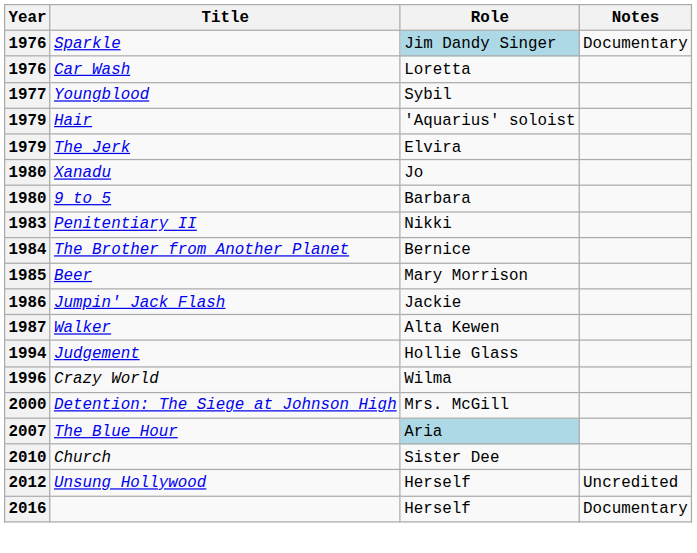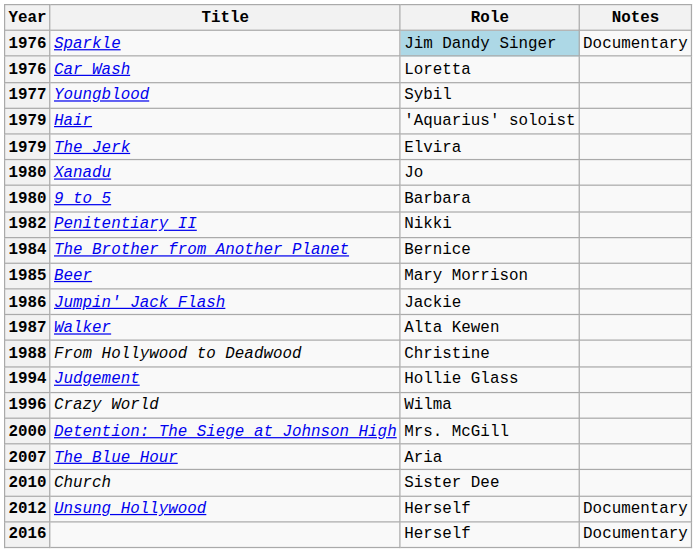(27, 224) 1983 -> (27, 224) 1982
+ row: (178, 354)
(423, 431) lightblue background -> (423, 457) no background
(631, 483) Uncredited -> (635, 509) Documentary
